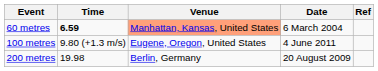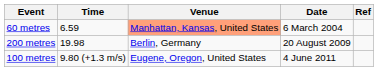(69, 27) bold -> (69, 27) normal
rows swapped: (31, 43) <-> (31, 58)
